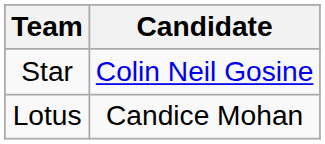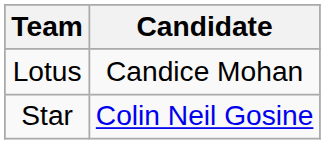rows swapped: (47, 71) <-> (47, 116)
